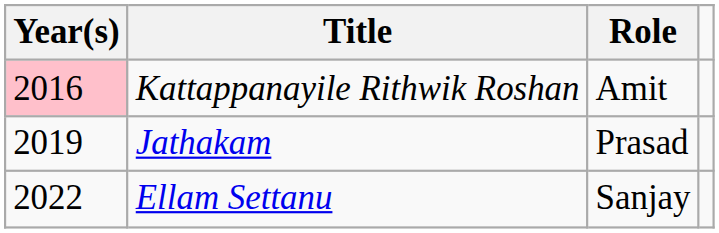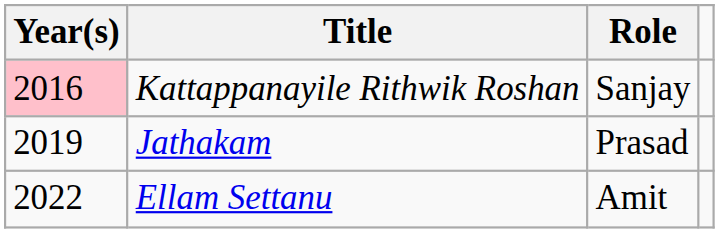(631, 87) Amit -> (643, 87) Sanjay
(643, 198) Sanjay -> (631, 198) Amit
